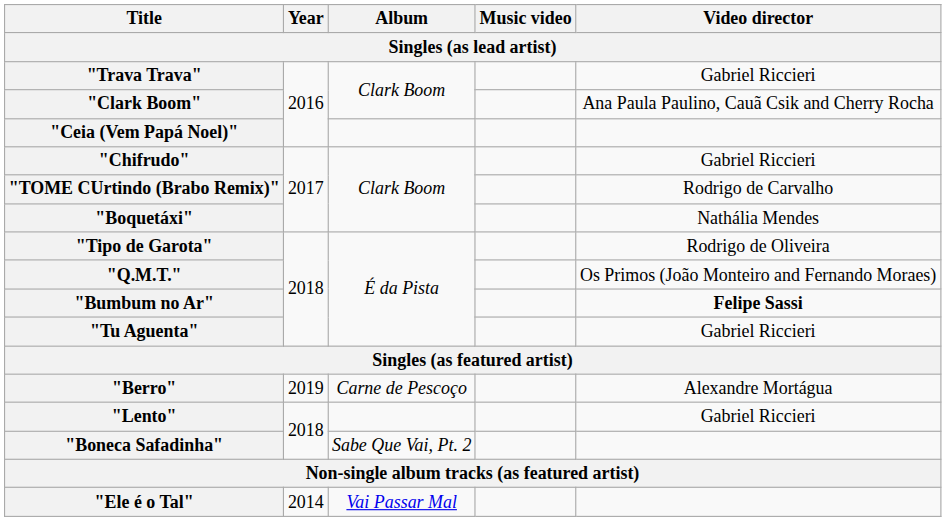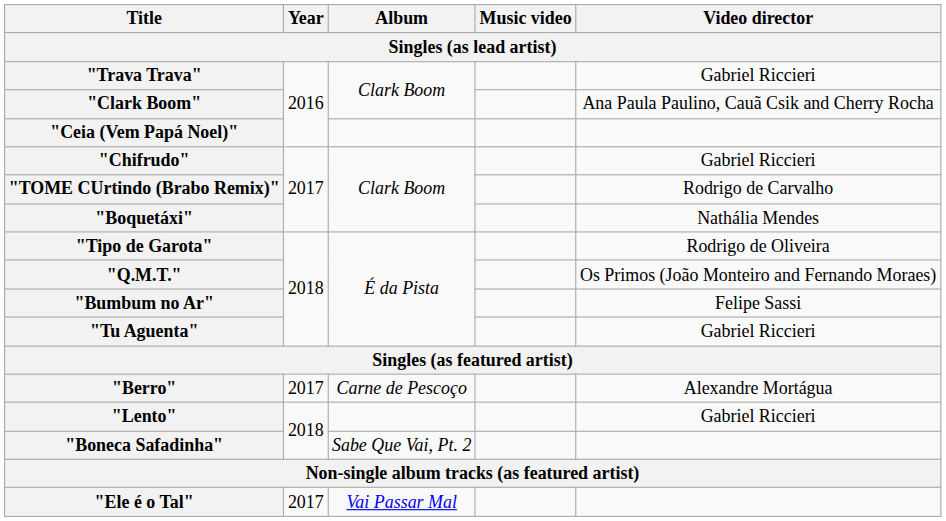(758, 302) bold -> (758, 302) normal
(306, 388) 2019 -> (306, 388) 2017
(306, 501) 2014 -> (306, 501) 2017
